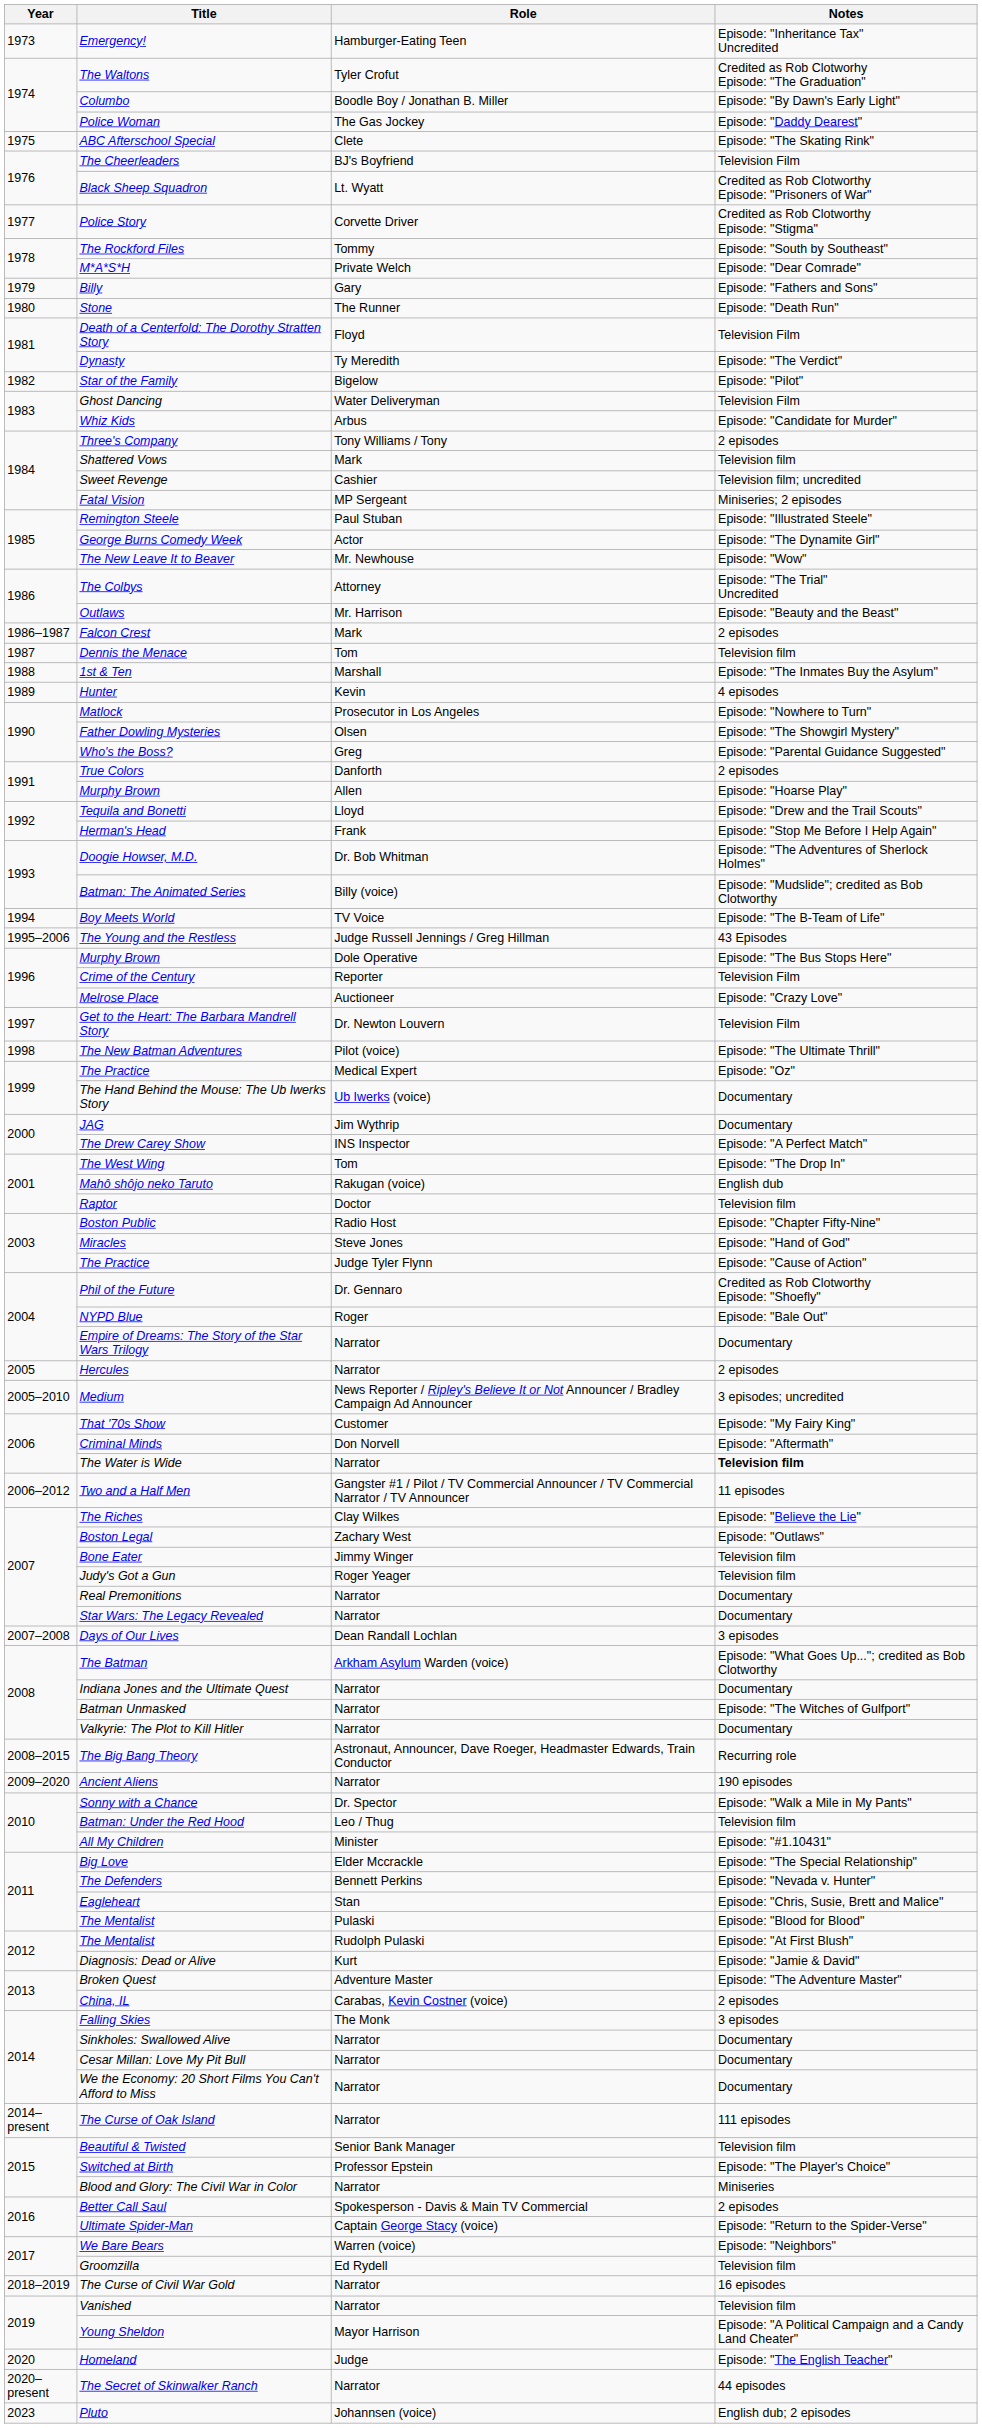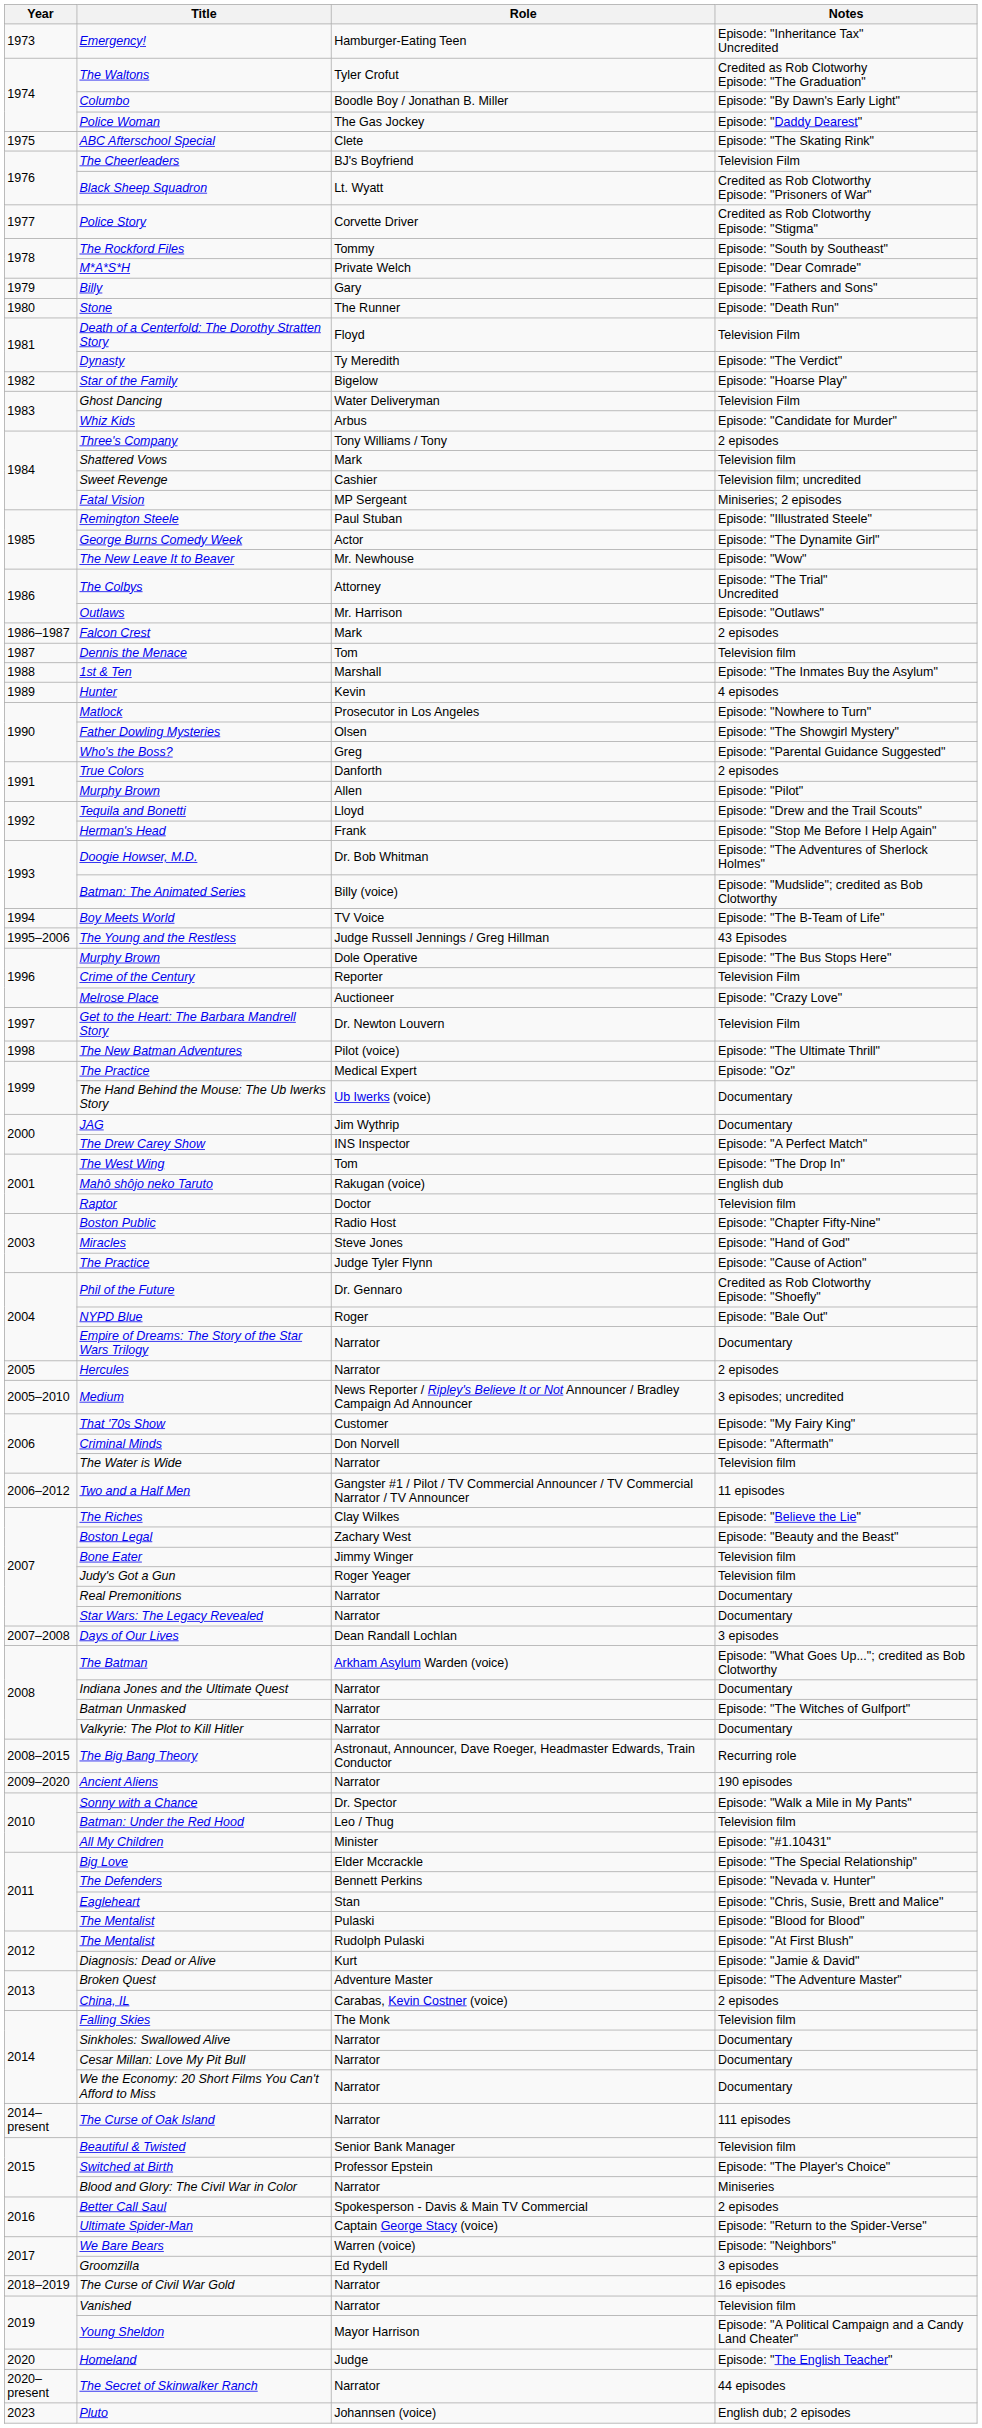(761, 381) Episode: "Pilot" -> (783, 381) Episode: "Hoarse Play"
(808, 613) Episode: "Beauty and the Beast" -> (771, 613) Episode: "Outlaws"
(783, 791) Episode: "Hoarse Play" -> (761, 791) Episode: "Pilot"
(761, 1463) bold -> (757, 1463) normal
(771, 1537) Episode: "Outlaws" -> (808, 1537) Episode: "Beauty and the Beast"
(748, 2020) 3 episodes -> (757, 2020) Television film
(757, 2266) Television film -> (748, 2266) 3 episodes
